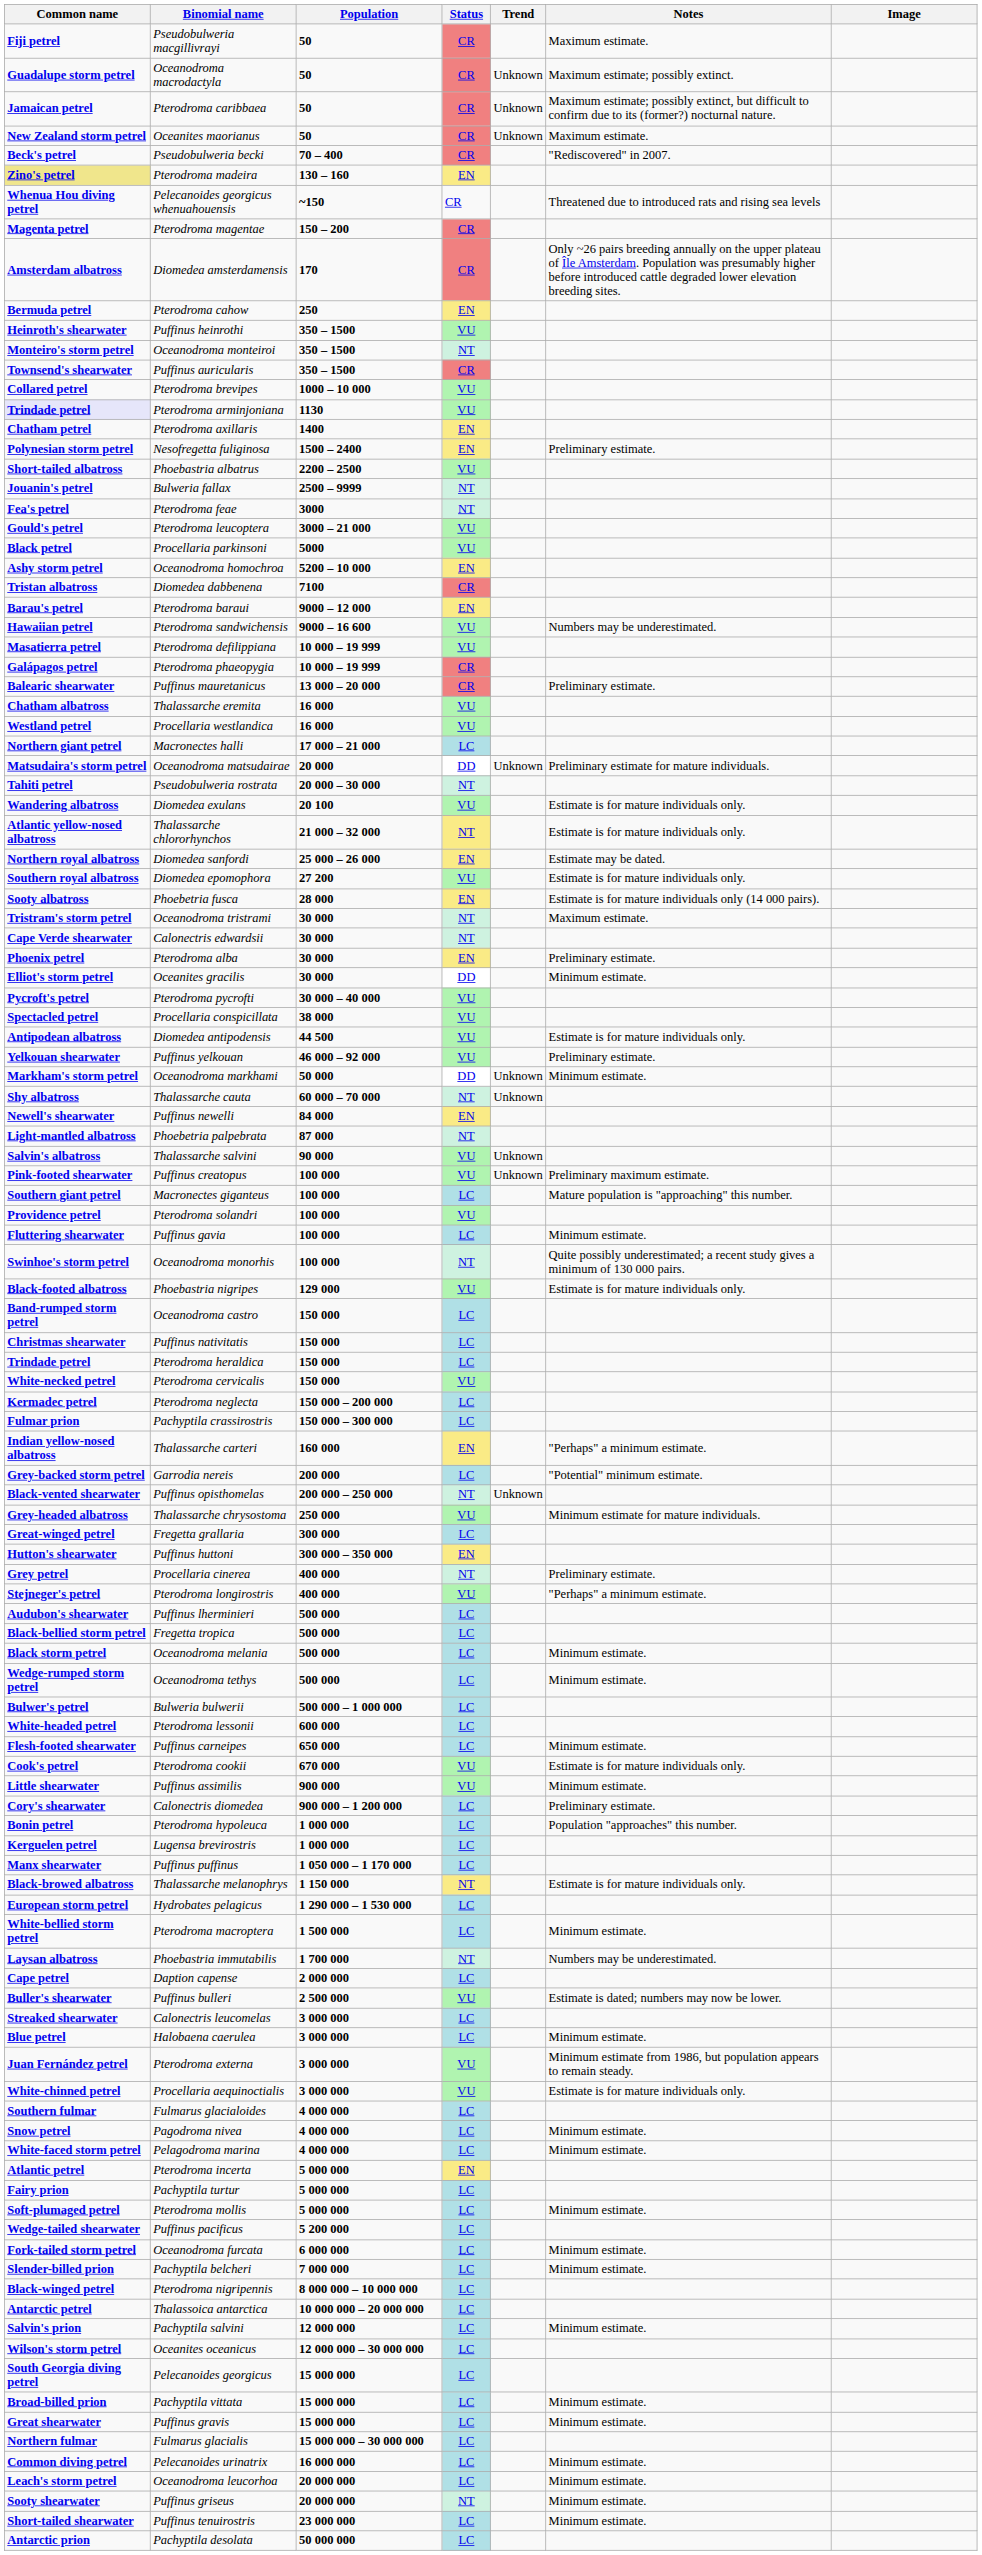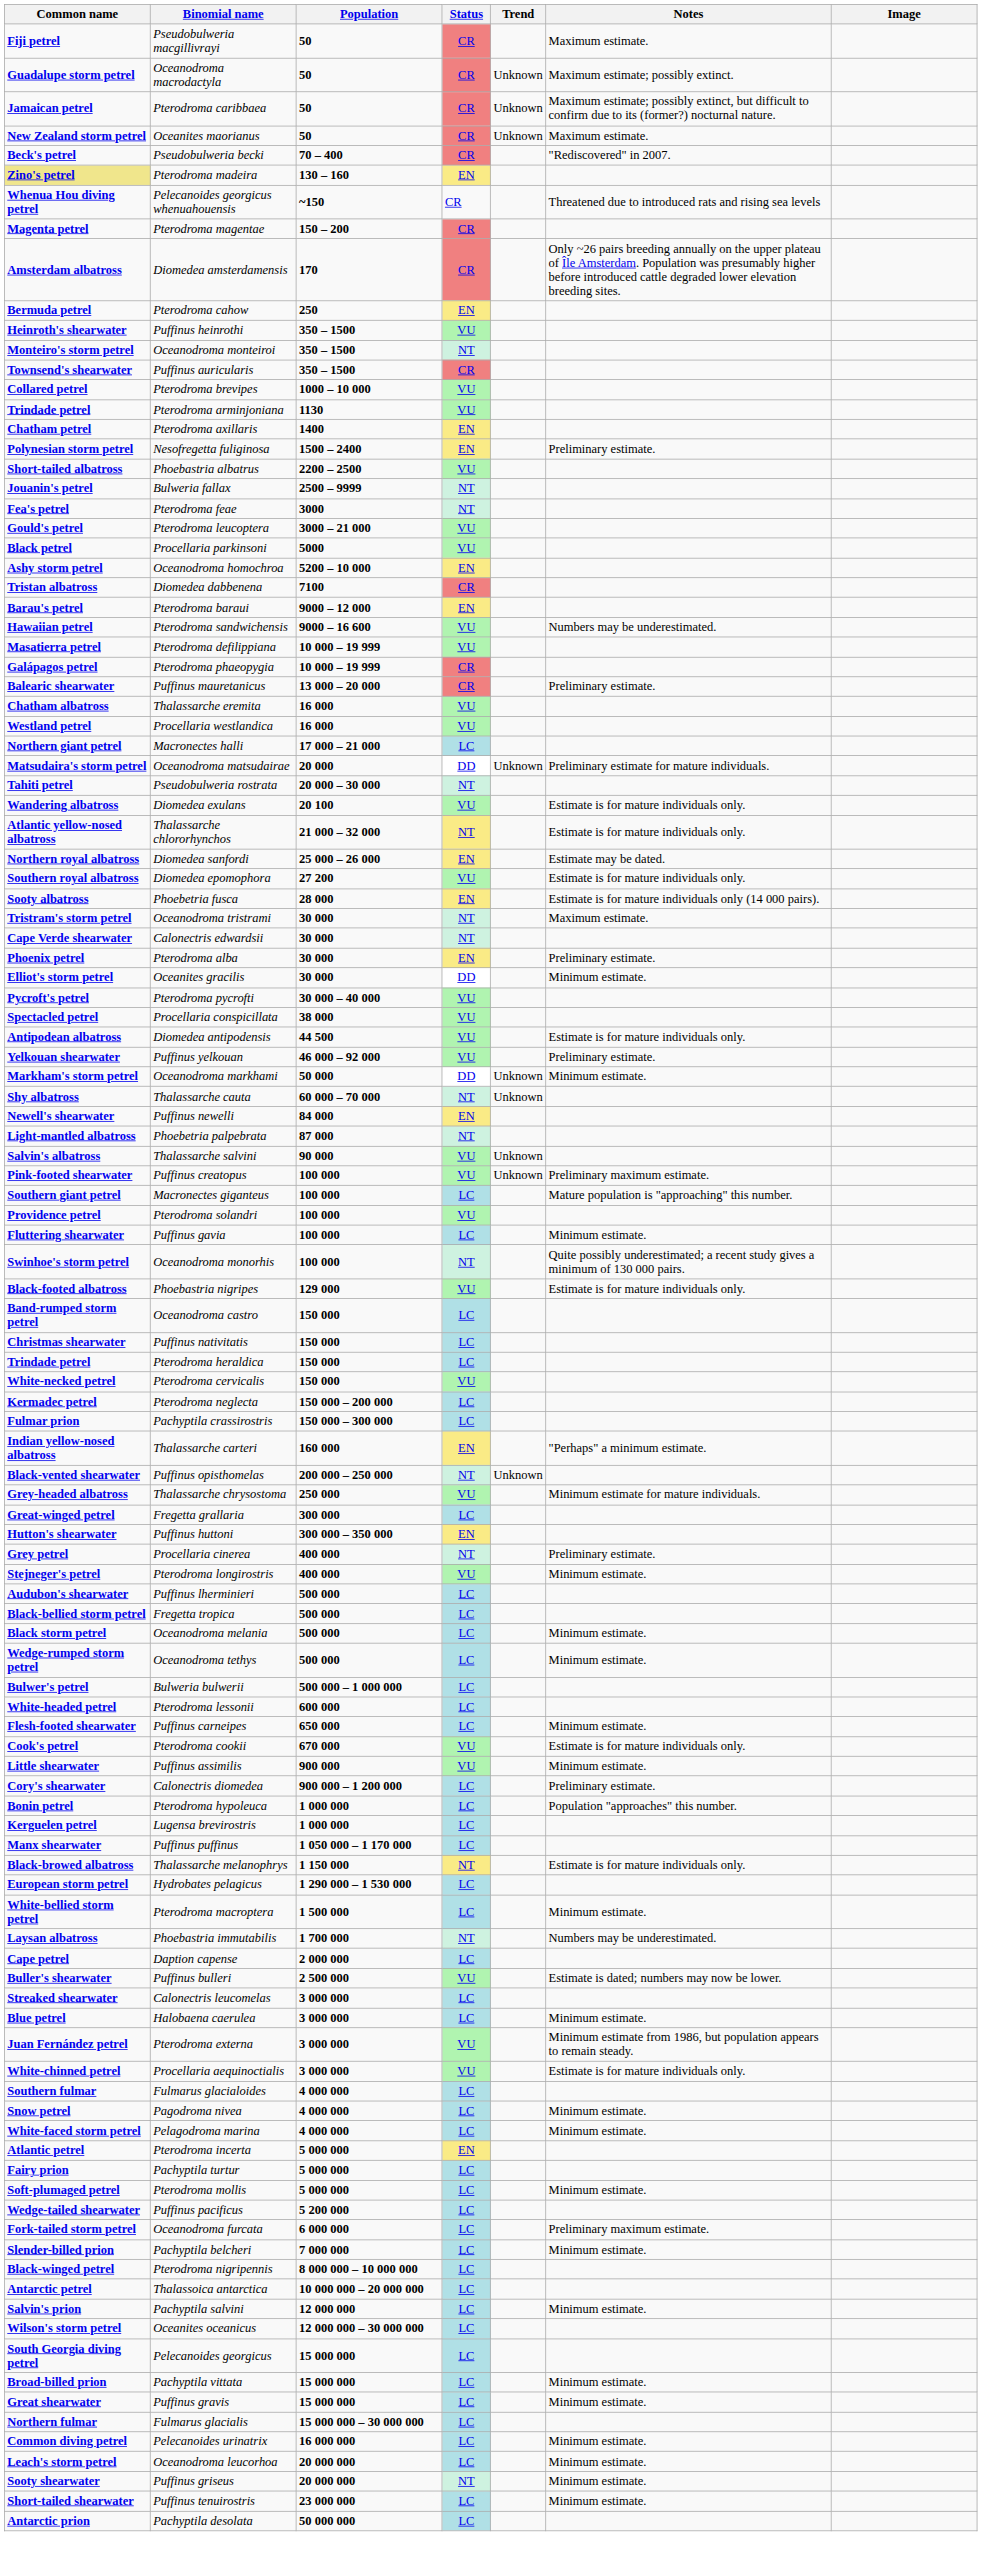(49, 409) lavender background -> (49, 409) no background
- row: (193, 1475)
(627, 1593) "Perhaps" a minimum estimate. -> (597, 1574) Minimum estimate.
(597, 2249) Minimum estimate. -> (629, 2229) Preliminary maximum estimate.
